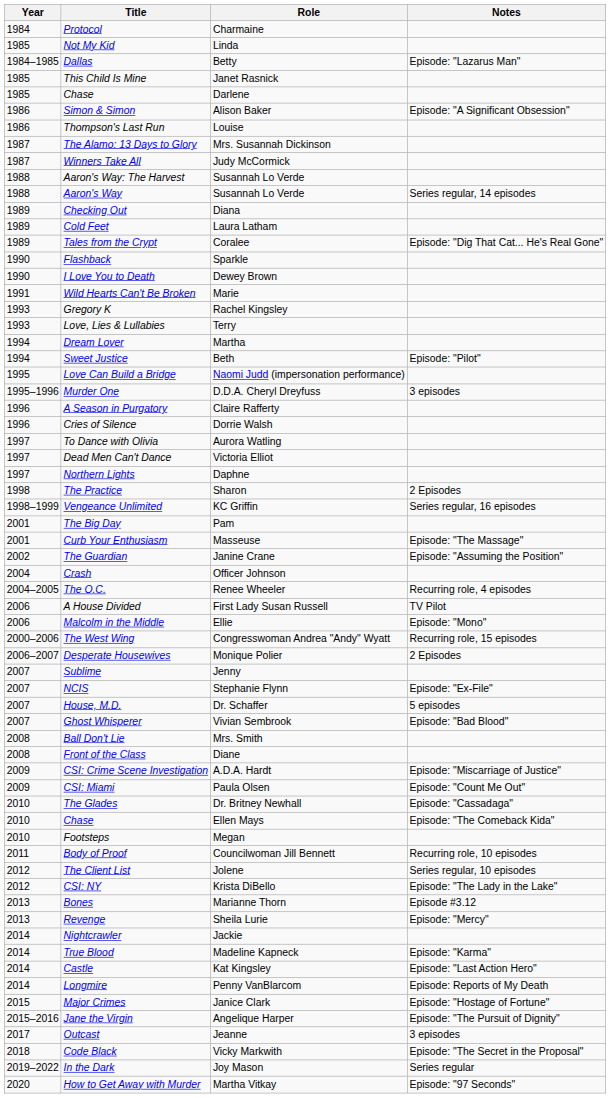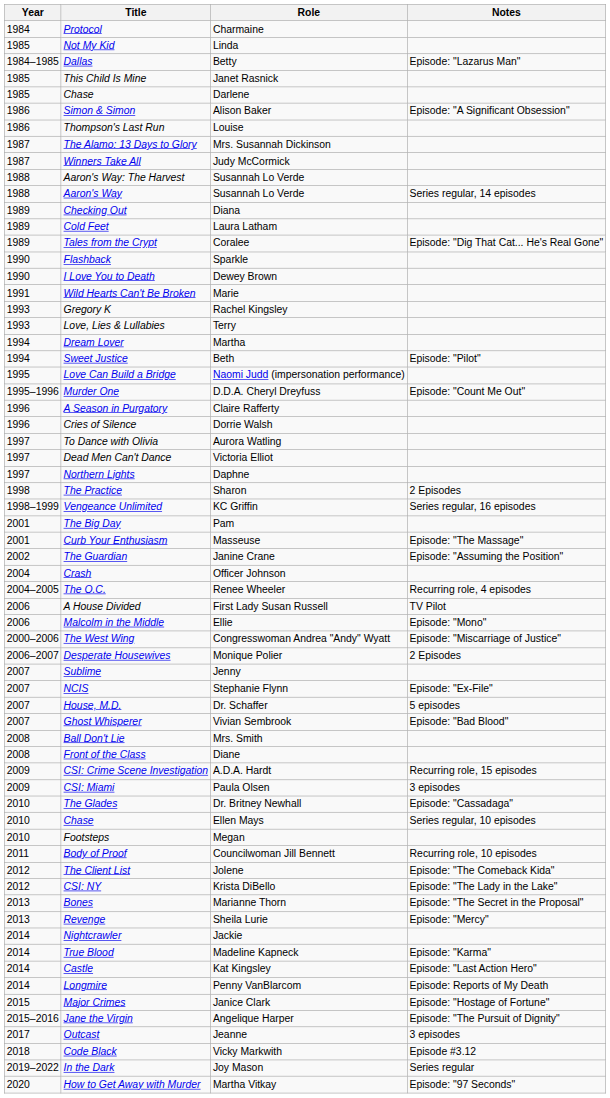(435, 392) 3 episodes -> (467, 392) Episode: "Count Me Out"
(473, 639) Recurring role, 15 episodes -> (485, 639) Episode: "Miscarriage of Justice"
(485, 771) Episode: "Miscarriage of Justice" -> (473, 771) Recurring role, 15 episodes
(467, 787) Episode: "Count Me Out" -> (435, 787) 3 episodes
(482, 820) Episode: "The Comeback Kida" -> (473, 820) Series regular, 10 episodes
(473, 870) Series regular, 10 episodes -> (482, 870) Episode: "The Comeback Kida"
(443, 903) Episode #3.12 -> (497, 903) Episode: "The Secret in the Proposal"
(497, 1051) Episode: "The Secret in the Proposal" -> (443, 1051) Episode #3.12
